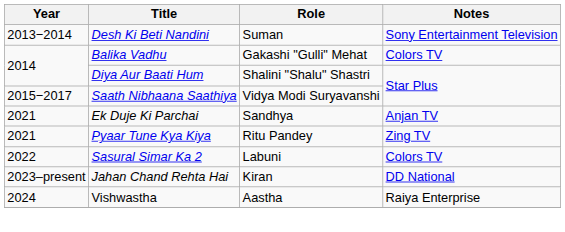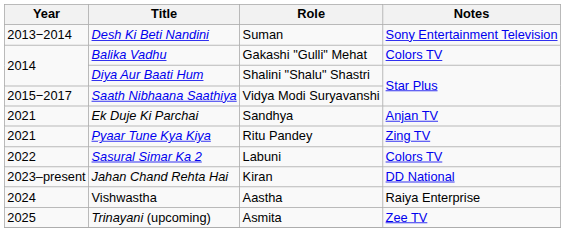+ row: (151, 217)
